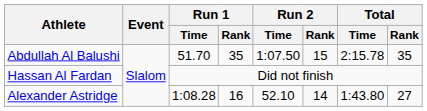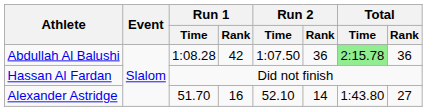(194, 55) 51.70 -> (194, 55) 1:08.28
(236, 55) 35 -> (236, 55) 42
(320, 55) 15 -> (320, 55) 36
(362, 55) no background -> (362, 55) lightgreen background
(405, 55) 35 -> (405, 55) 36
(194, 97) 1:08.28 -> (194, 97) 51.70
